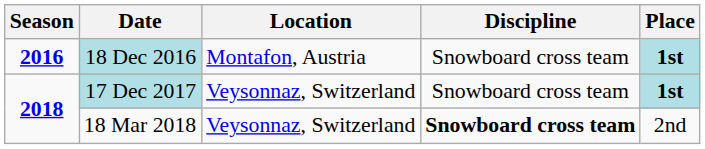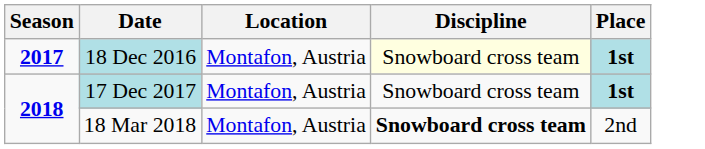(42, 56) 2016 -> (42, 56) 2017
(530, 56) no background -> (481, 56) lightyellow background
(311, 90) Veysonnaz, Switzerland -> (286, 90) Montafon, Austria
(311, 125) Veysonnaz, Switzerland -> (286, 125) Montafon, Austria
